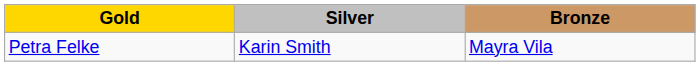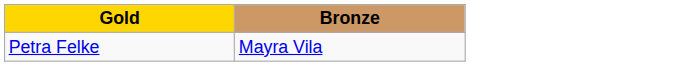- column: (350, 18)
